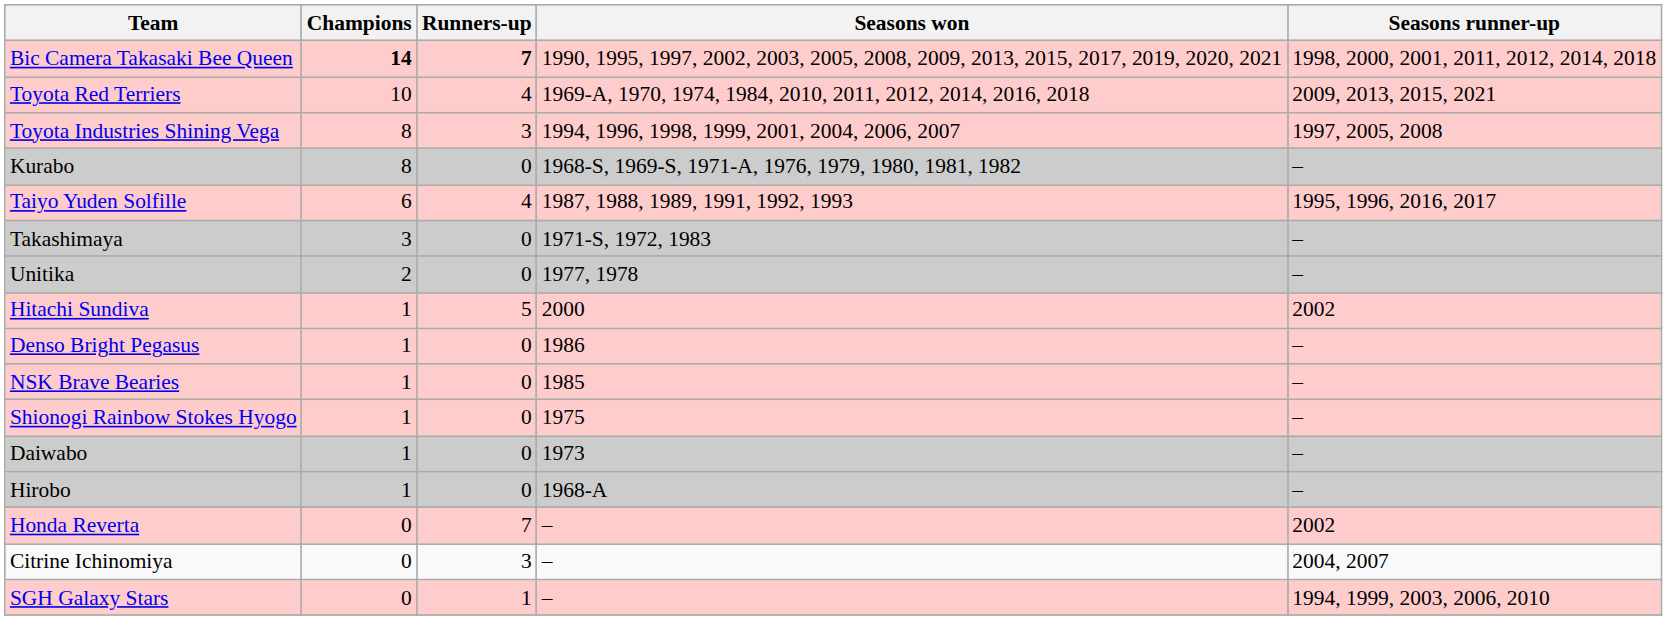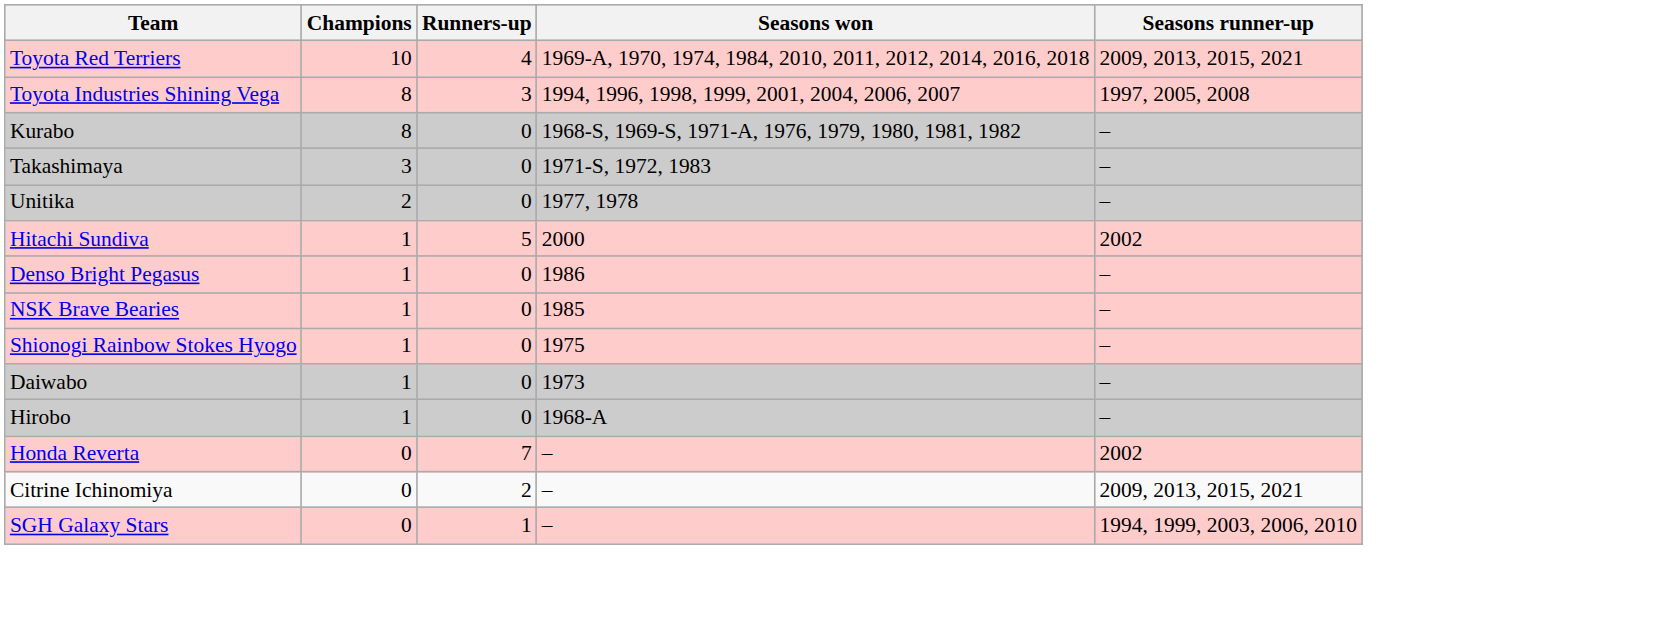- row: (151, 58)
- row: (98, 202)
(526, 561) 3 -> (526, 489) 2
(1341, 561) 2004, 2007 -> (1201, 489) 2009, 2013, 2015, 2021
